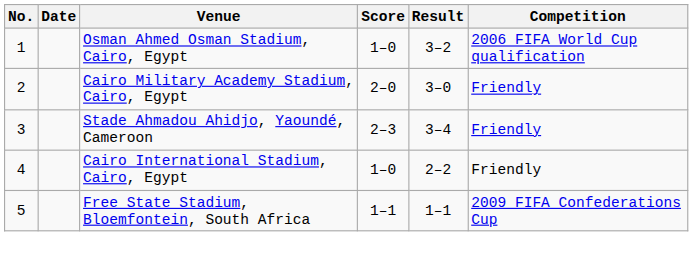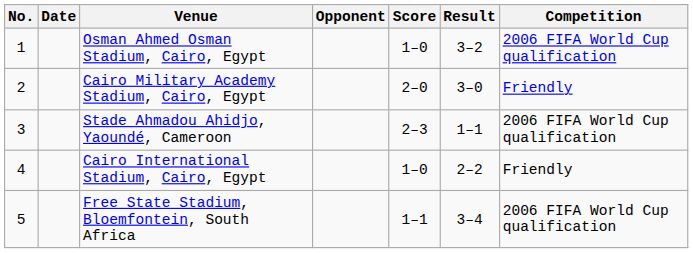+ column: (351, 16)
(438, 130) 3–4 -> (470, 130) 1–1
(506, 130) Friendly -> (586, 130) 2006 FIFA World Cup qualification
(438, 211) 1–1 -> (470, 219) 3–4
(576, 211) 2009 FIFA Confederations Cup -> (586, 219) 2006 FIFA World Cup qualification
